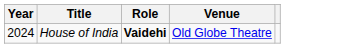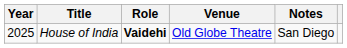+ column: (306, 14)
(21, 33) 2024 -> (21, 33) 2025
